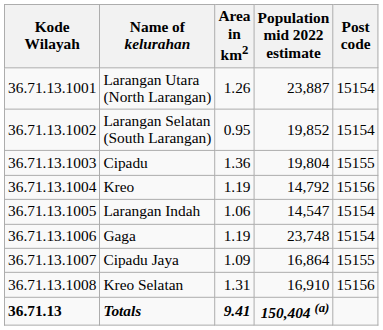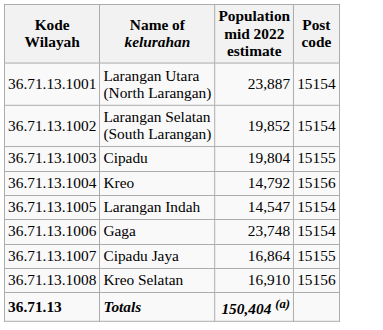- column: (234, 36)
